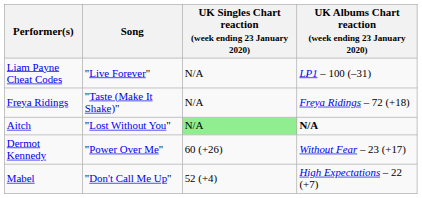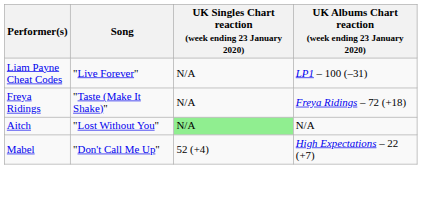(309, 126) bold -> (305, 126) normal
- row: (26, 149)
